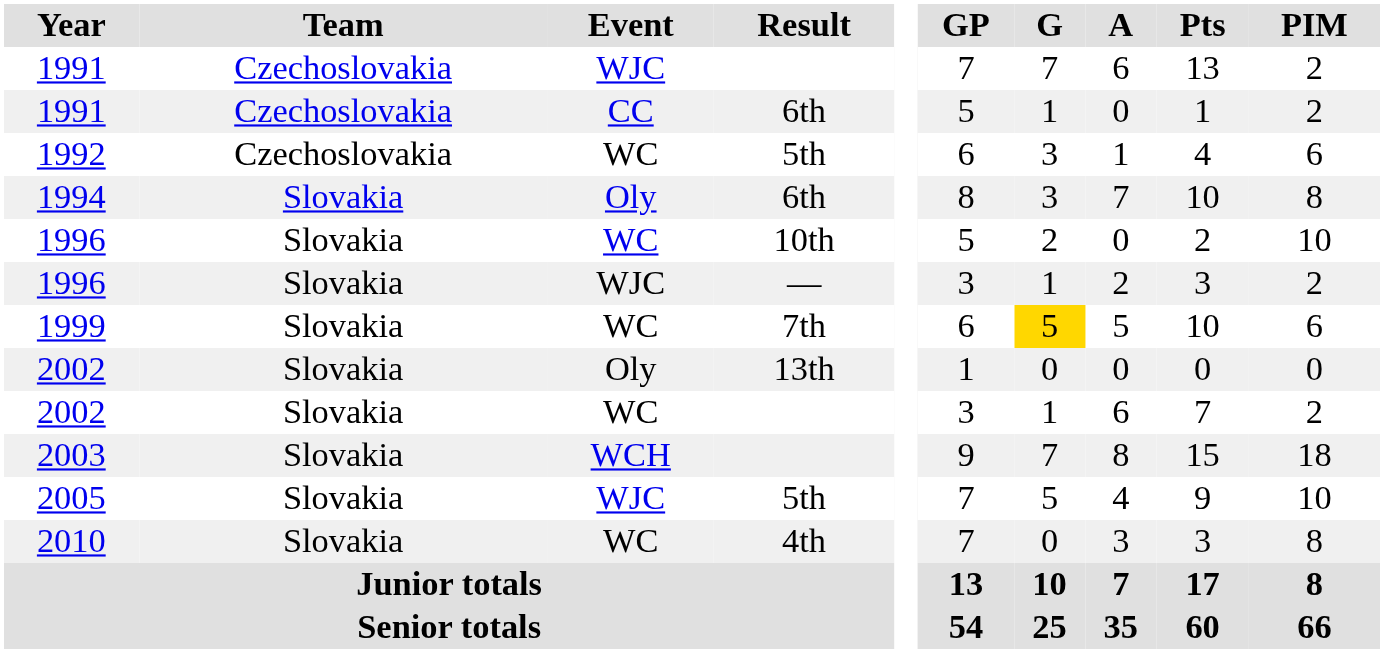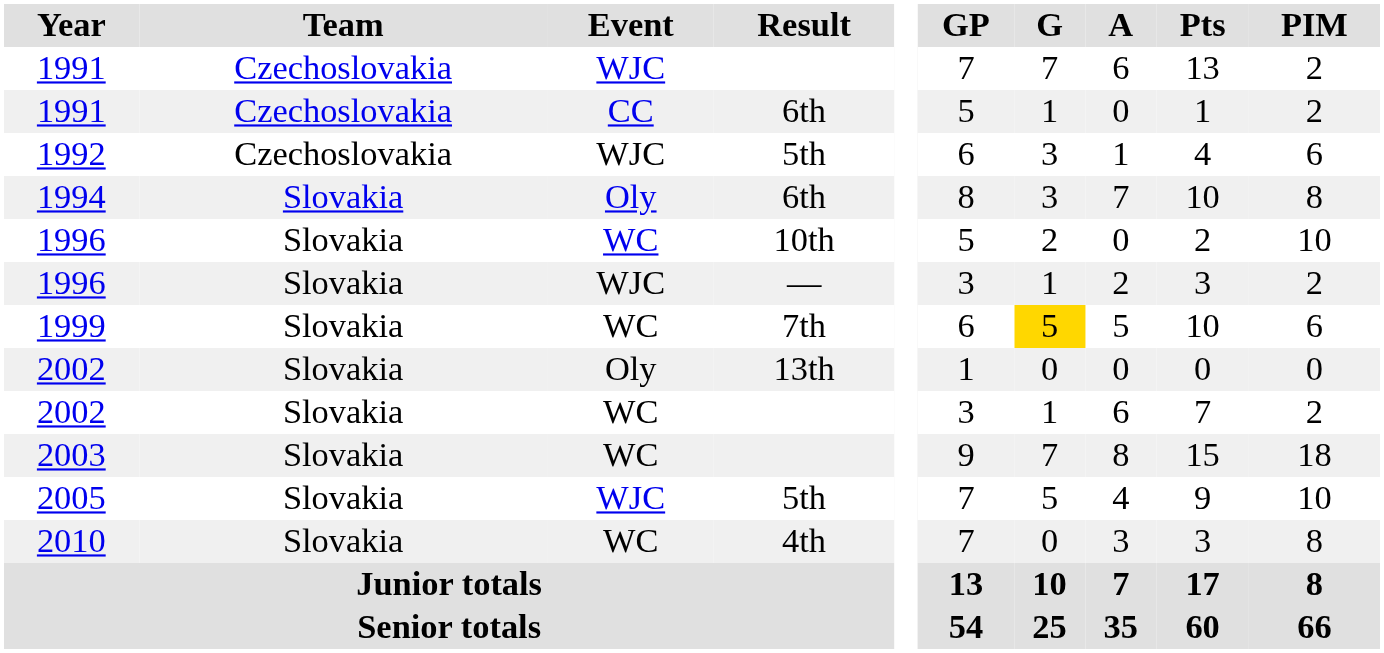(631, 153) WC -> (631, 153) WJC
(631, 454) WCH -> (631, 454) WC
